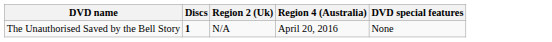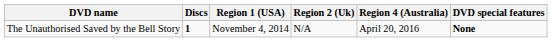+ column: (251, 12)
(382, 28) normal -> (464, 28) bold
